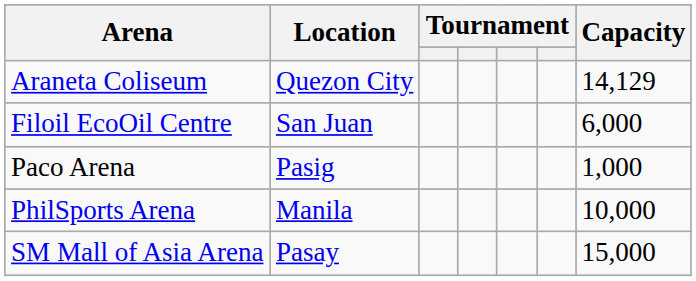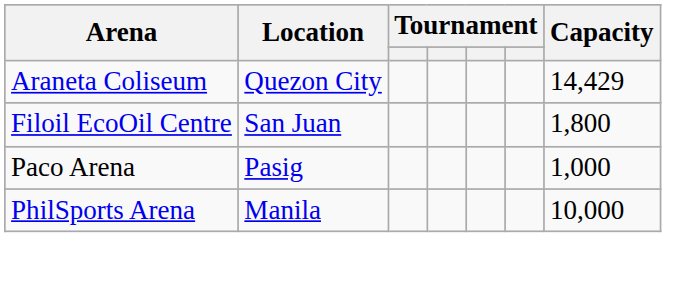(619, 81) 14,129 -> (587, 81) 14,429
(612, 124) 6,000 -> (580, 124) 1,800
- row: (137, 252)
